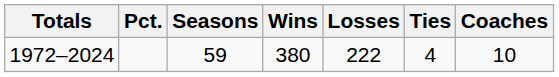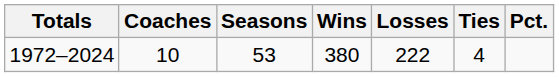columns swapped: (504, 21) <-> (143, 21)
(215, 54) 59 -> (264, 54) 53
